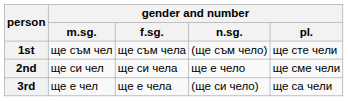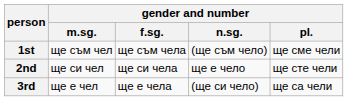(305, 50) ще сте чели -> (306, 50) ще сме чели
(306, 68) ще сме чели -> (305, 68) ще сте чели
